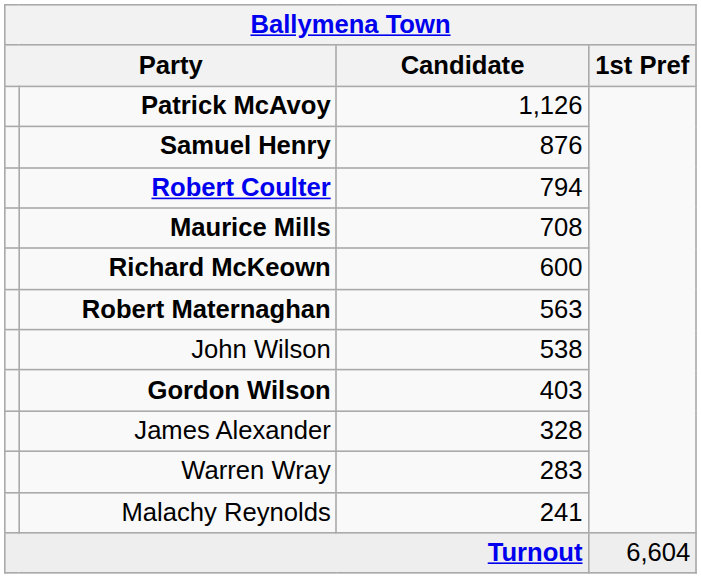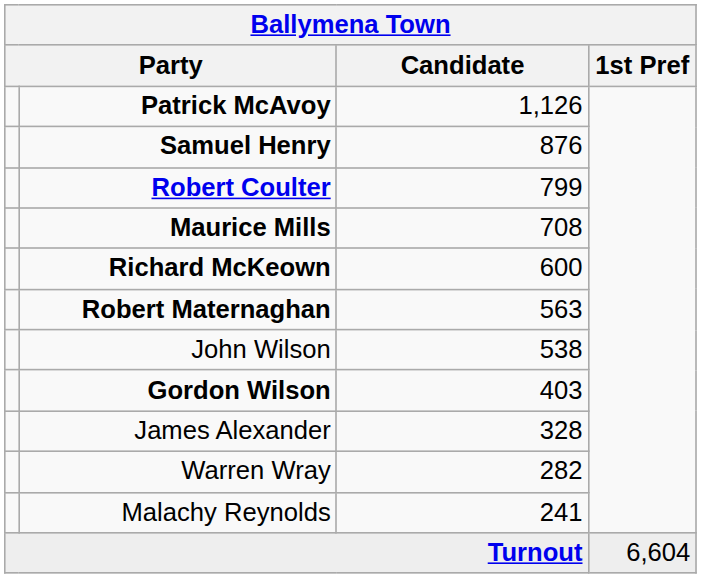(561, 187) 794 -> (561, 187) 799
(561, 471) 283 -> (561, 471) 282
